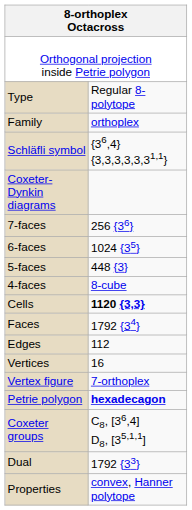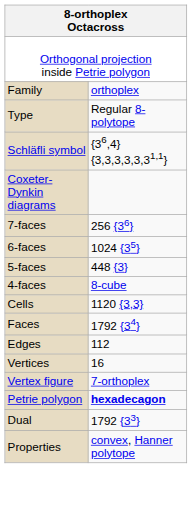rows swapped: (20, 97) <-> (25, 122)
(118, 304) bold -> (117, 304) normal
- row: (28, 430)
